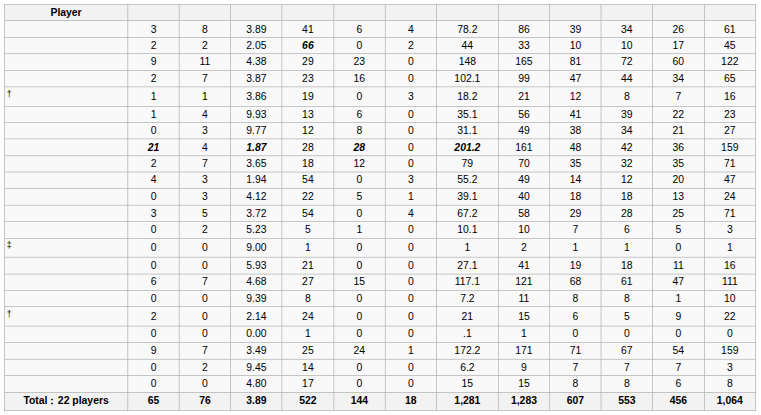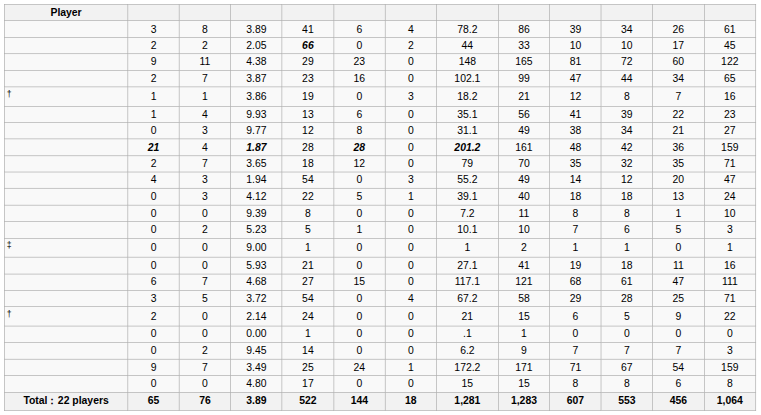rows swapped: (205, 213) <-> (205, 298)
rows swapped: (205, 351) <-> (205, 367)
